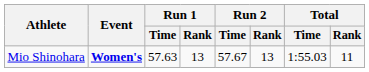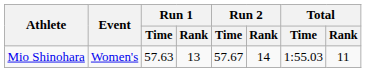(116, 57) bold -> (115, 57) normal
(267, 57) 13 -> (264, 57) 14
